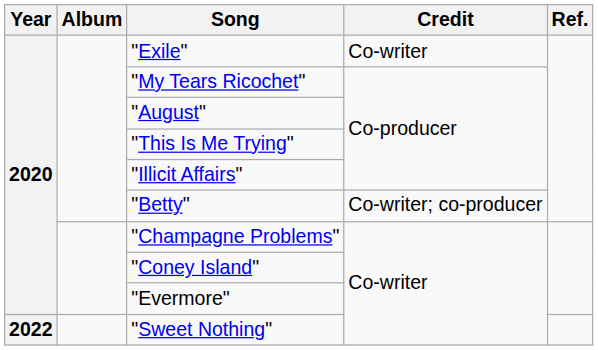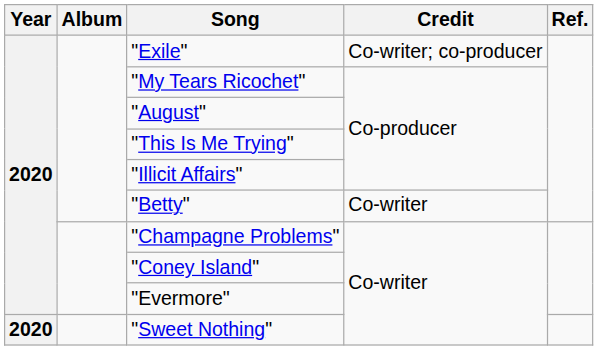(388, 50) Co-writer -> (445, 50) Co-writer; co-producer
(445, 205) Co-writer; co-producer -> (388, 205) Co-writer
(31, 329) 2022 -> (31, 329) 2020
